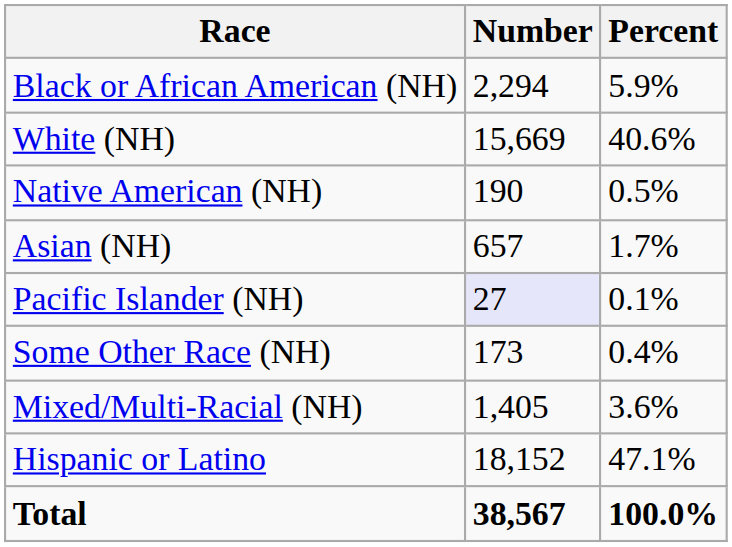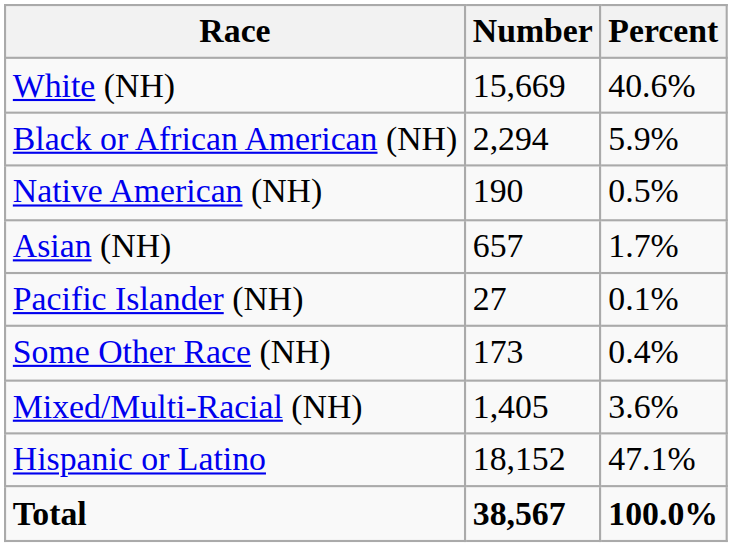rows swapped: (94, 138) <-> (235, 84)
(490, 298) lavender background -> (490, 298) no background
